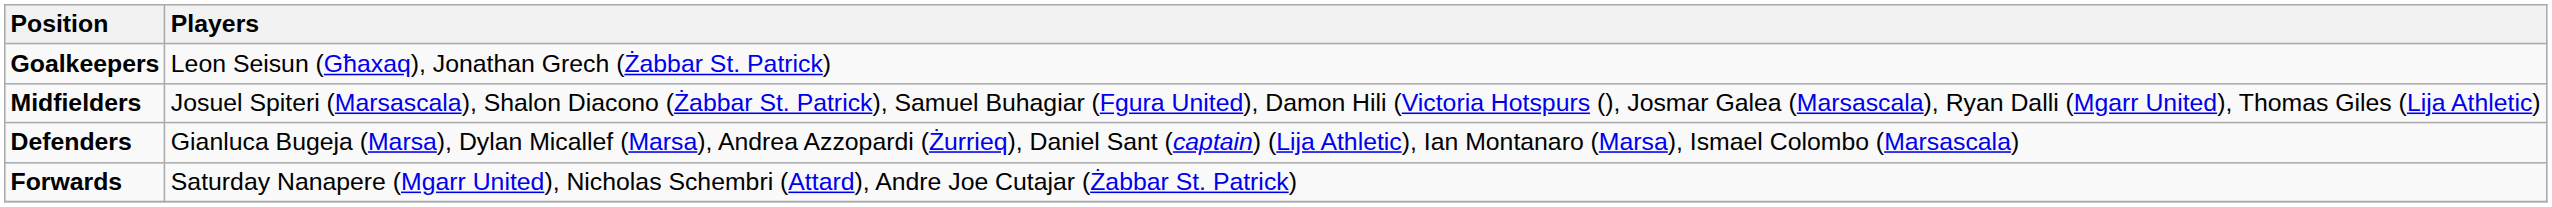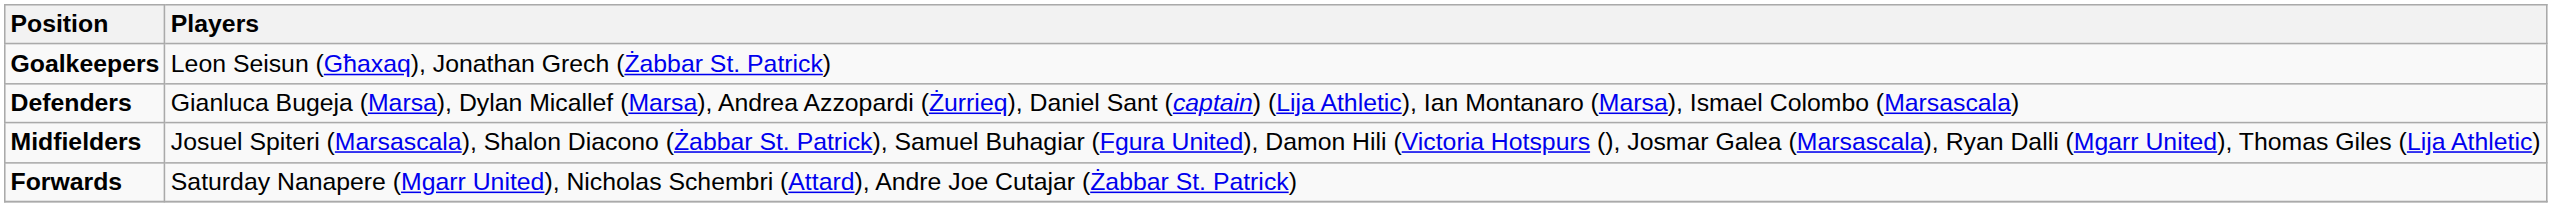rows swapped: (71, 142) <-> (76, 102)
